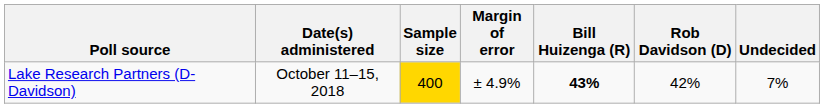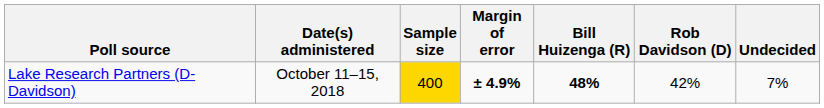(497, 82) normal -> (497, 82) bold
(584, 82) 43% -> (584, 82) 48%
